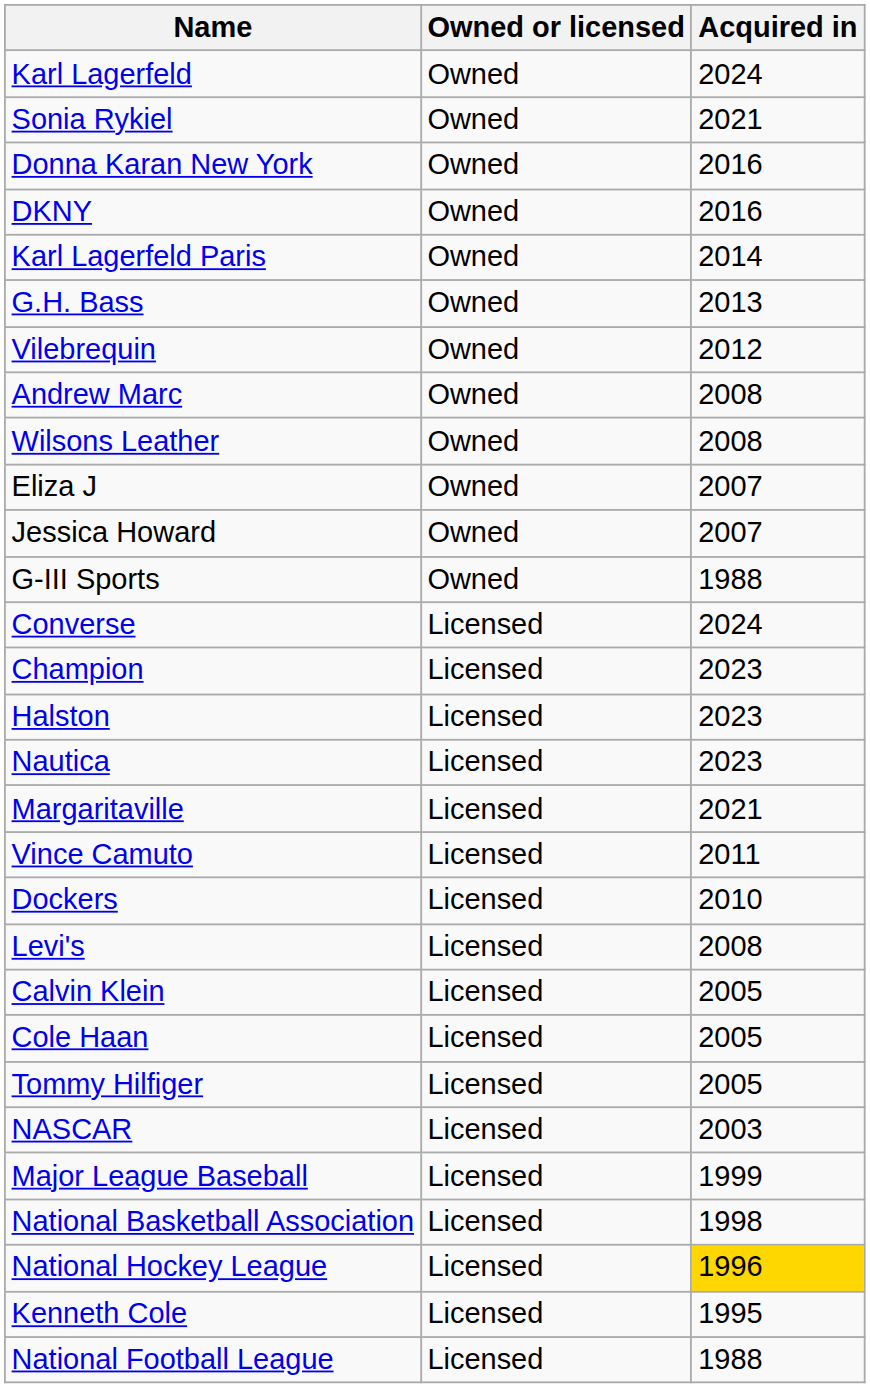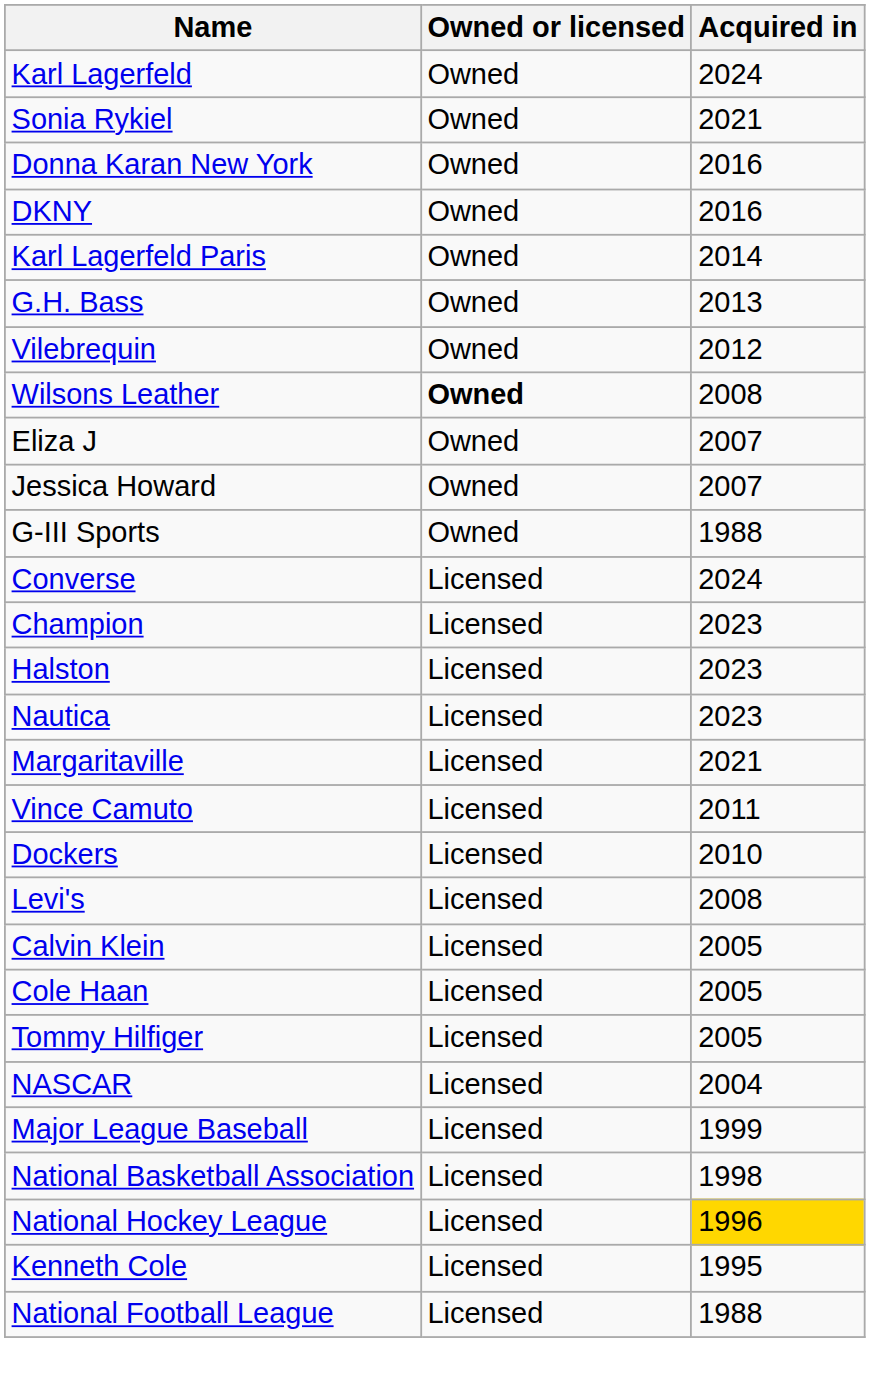- row: (97, 394)
(473, 440) normal -> (476, 394) bold
(730, 1129) 2003 -> (730, 1083) 2004
